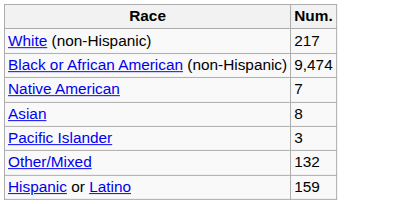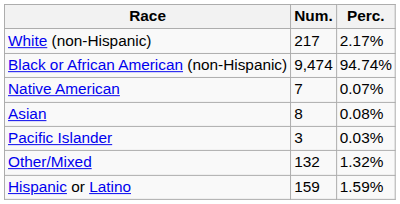+ column: (366, 16)
